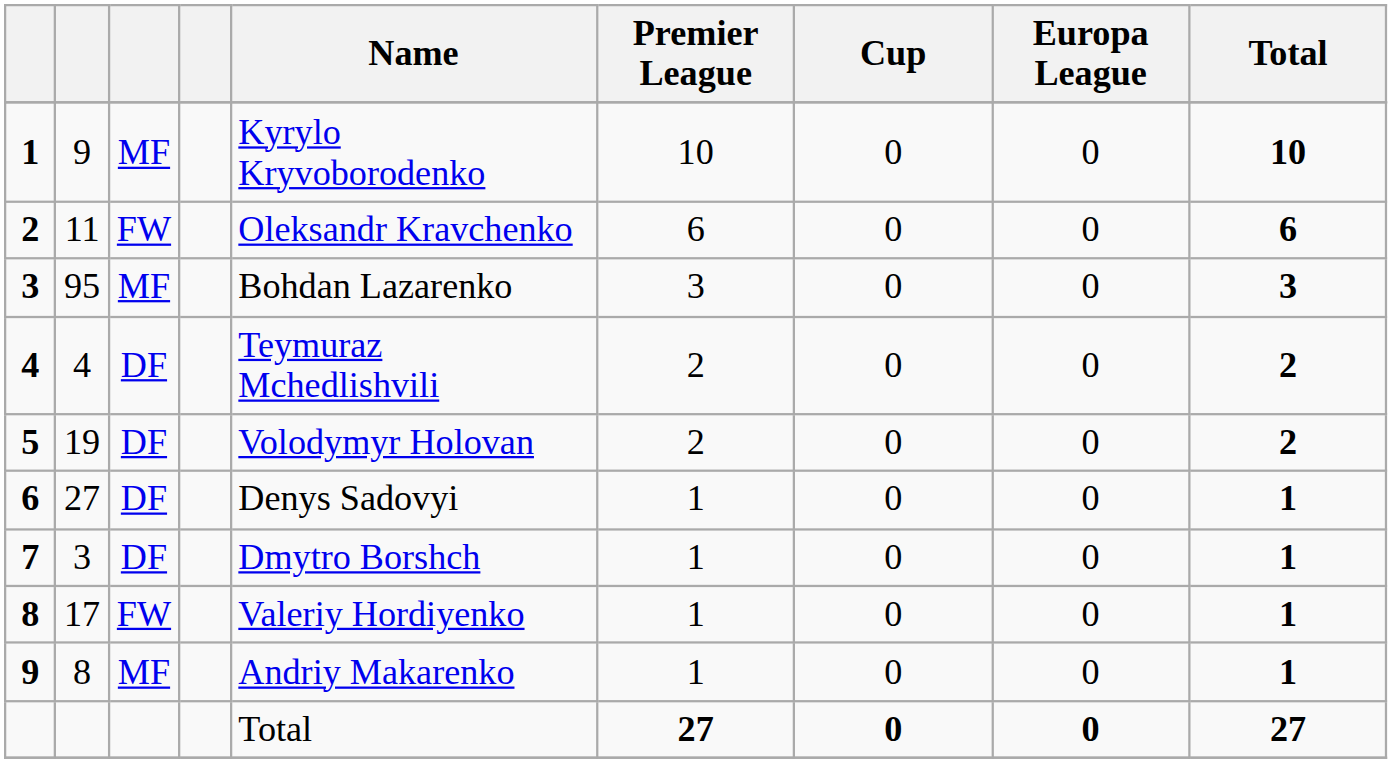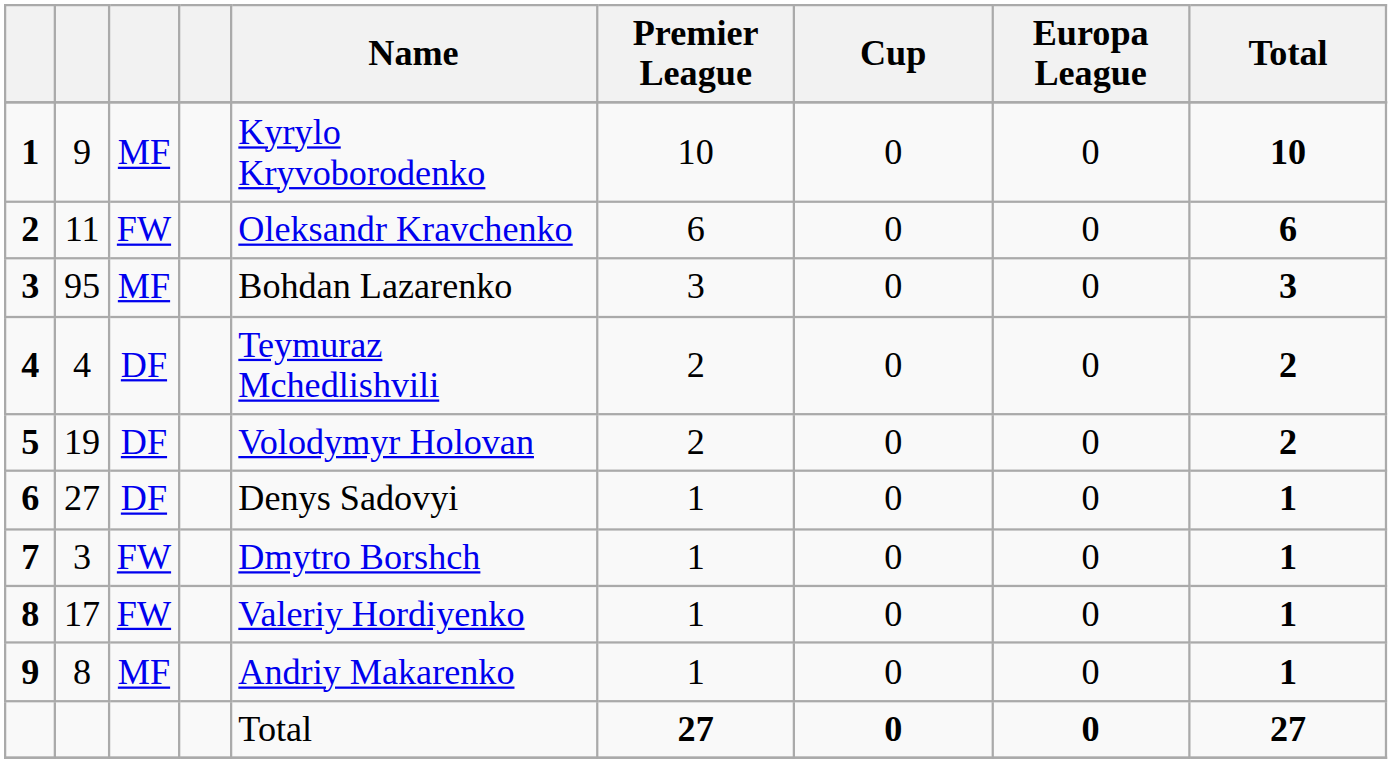(144, 556) DF -> (144, 556) FW
